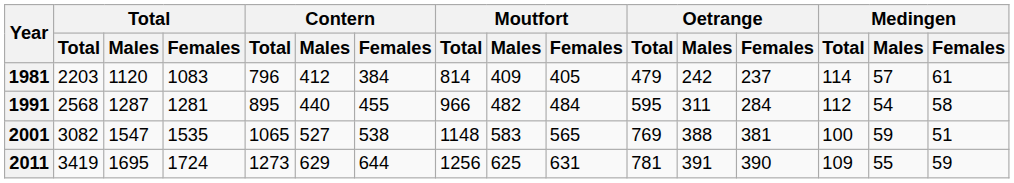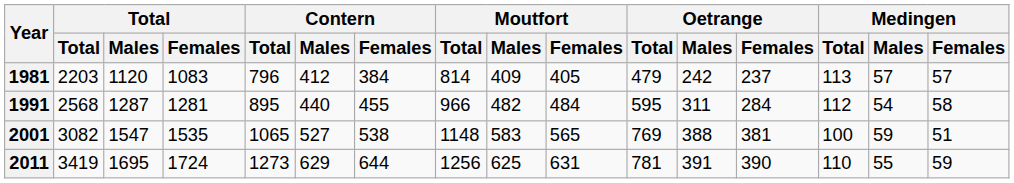(837, 76) 114 -> (837, 76) 113
(942, 76) 61 -> (942, 76) 57
(838, 163) 109 -> (837, 163) 110
